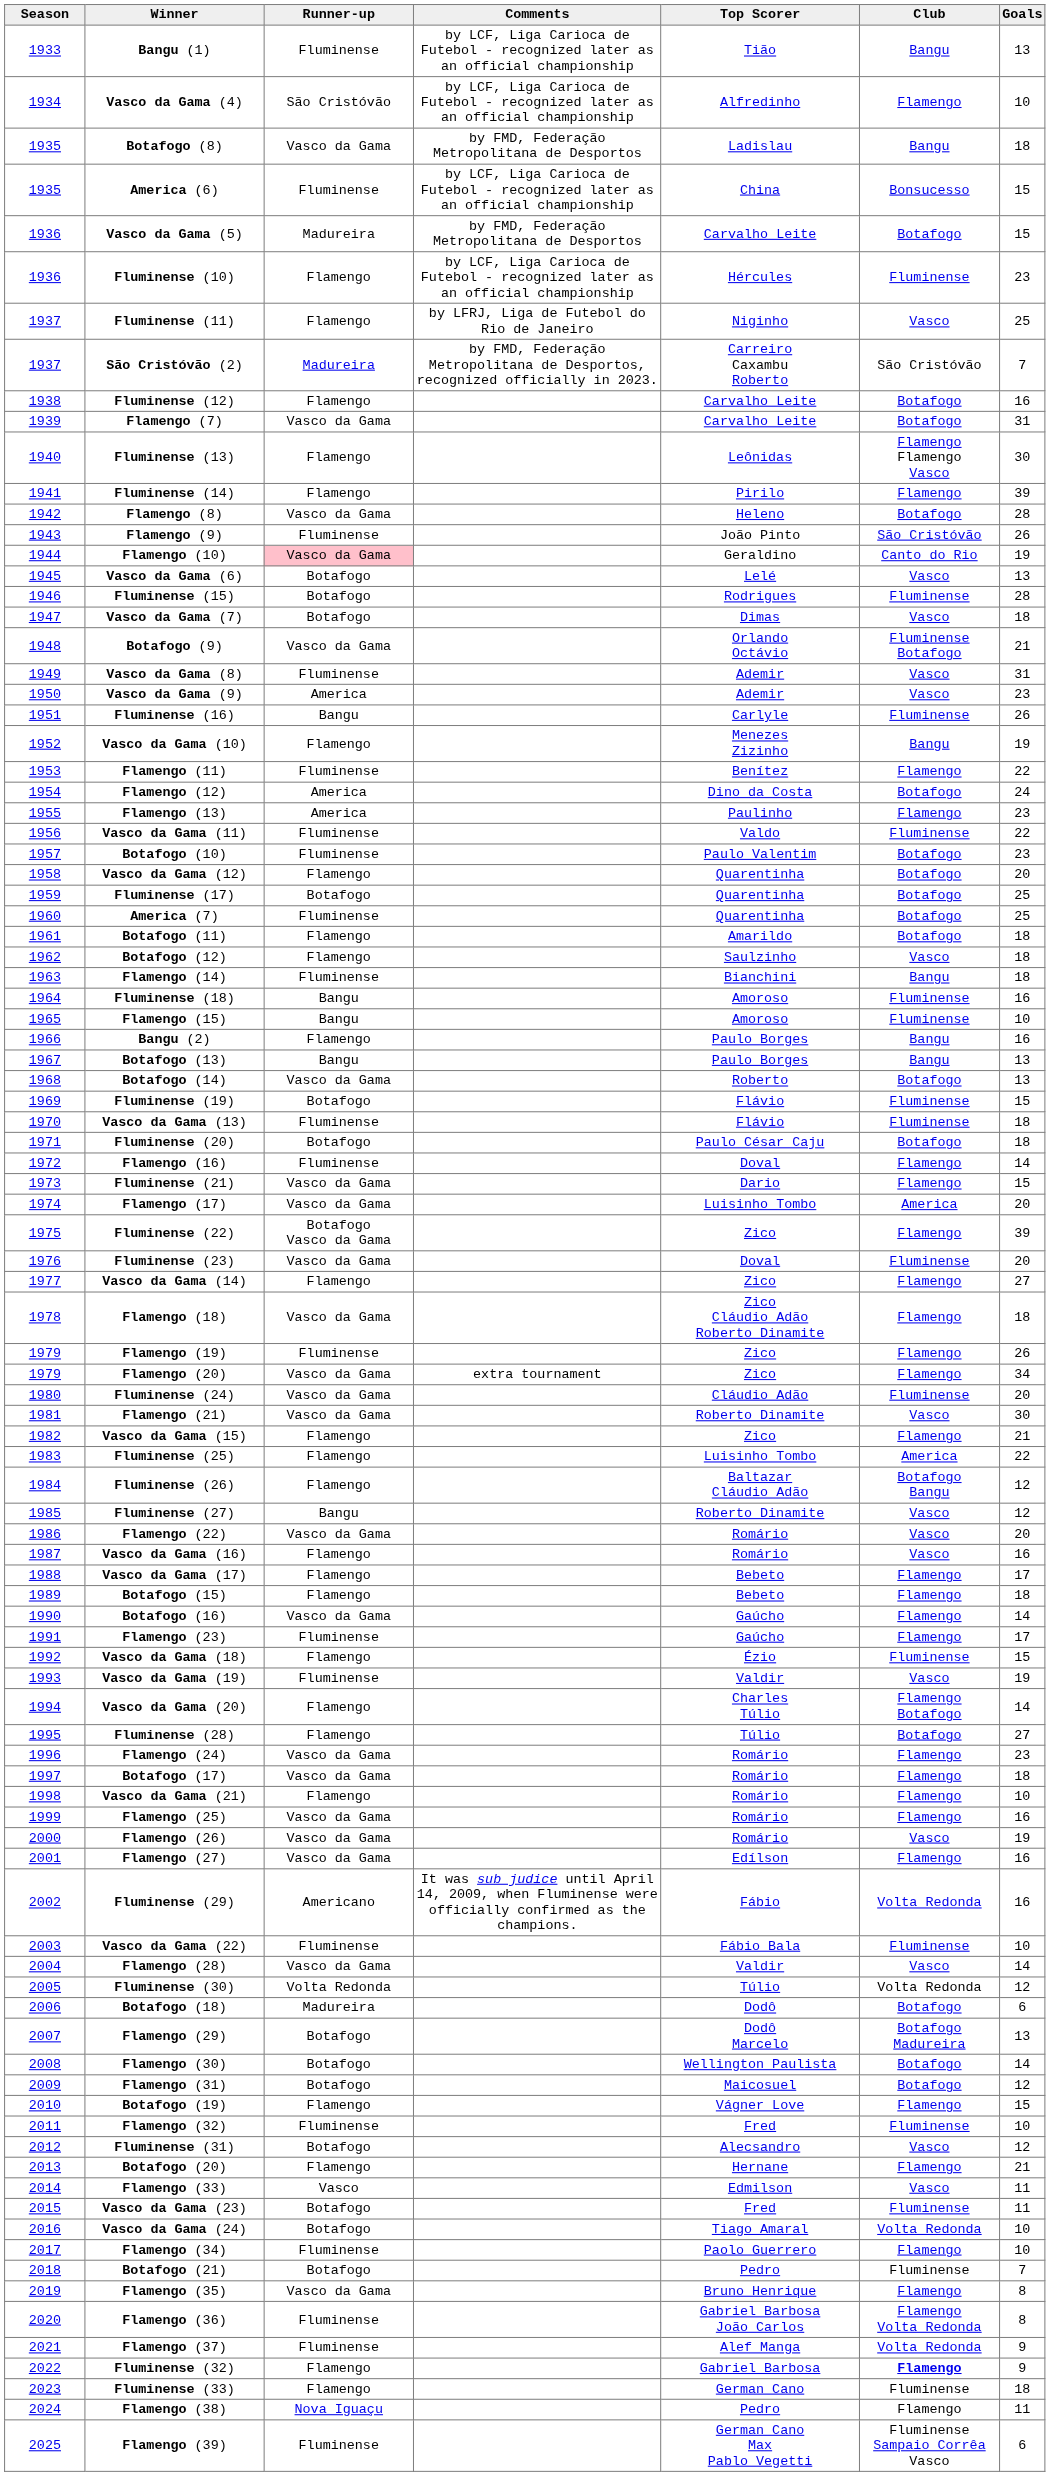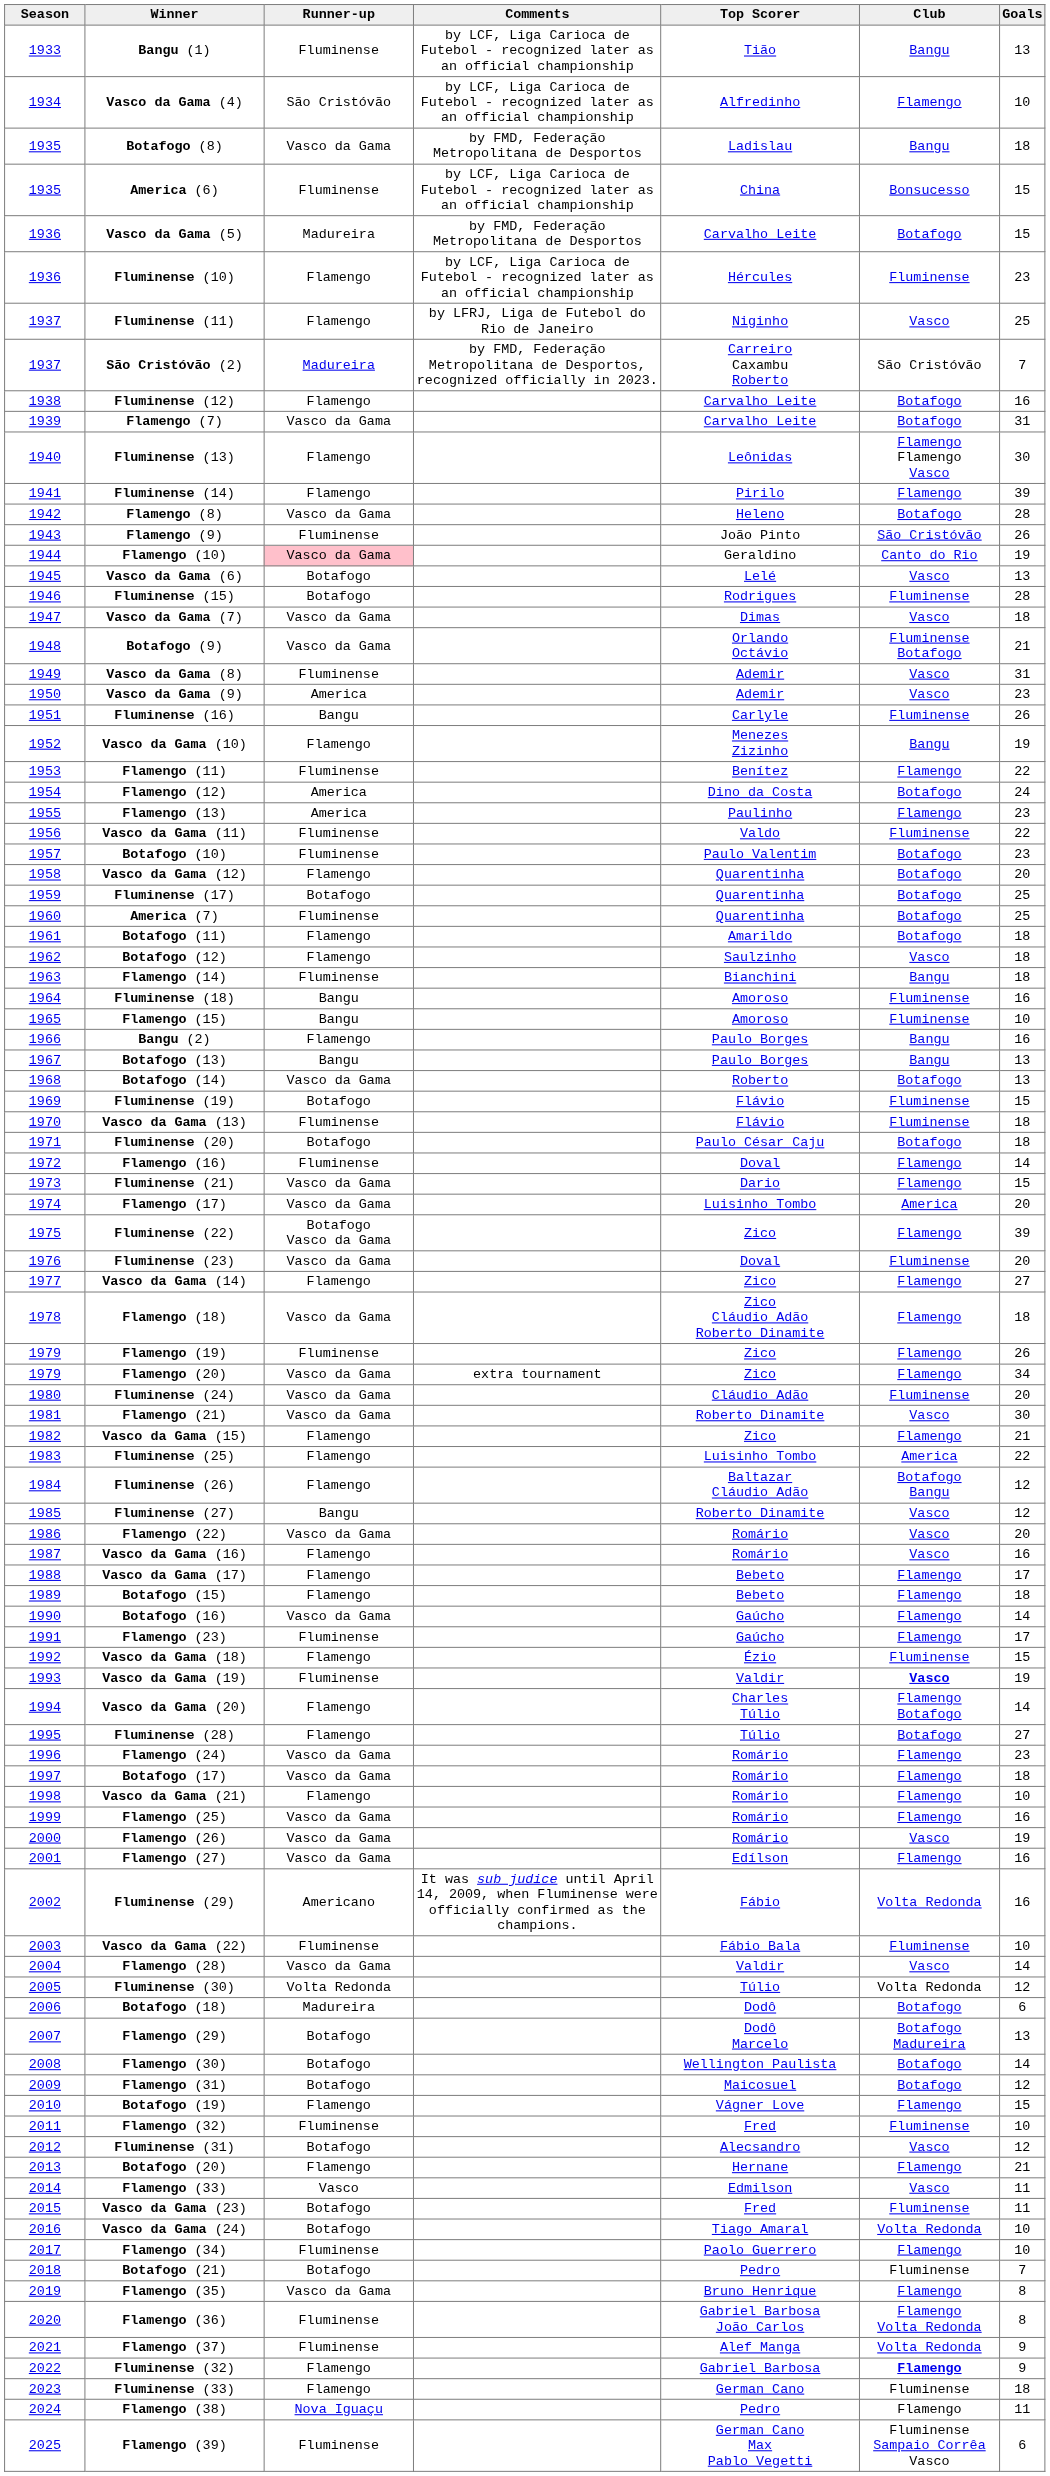(339, 617) Botafogo -> (339, 617) Vasco da Gama
(929, 1678) normal -> (929, 1678) bold
